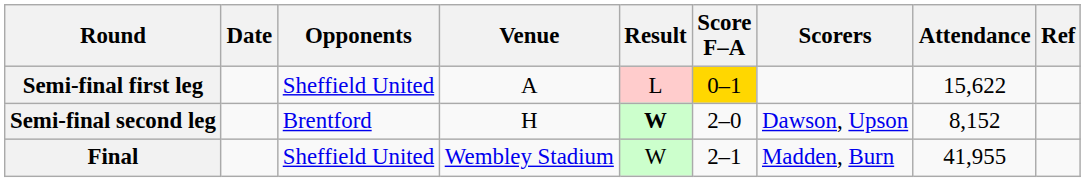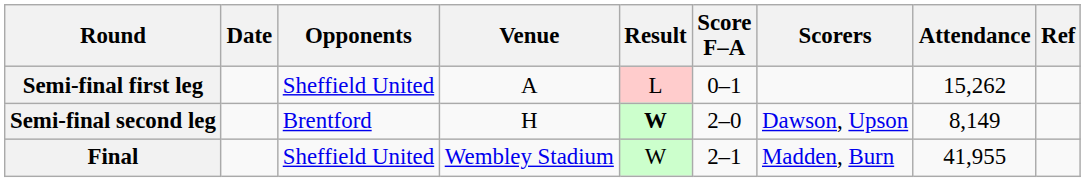(724, 84) gold background -> (724, 84) no background
(975, 84) 15,622 -> (975, 84) 15,262
(975, 120) 8,152 -> (975, 120) 8,149
